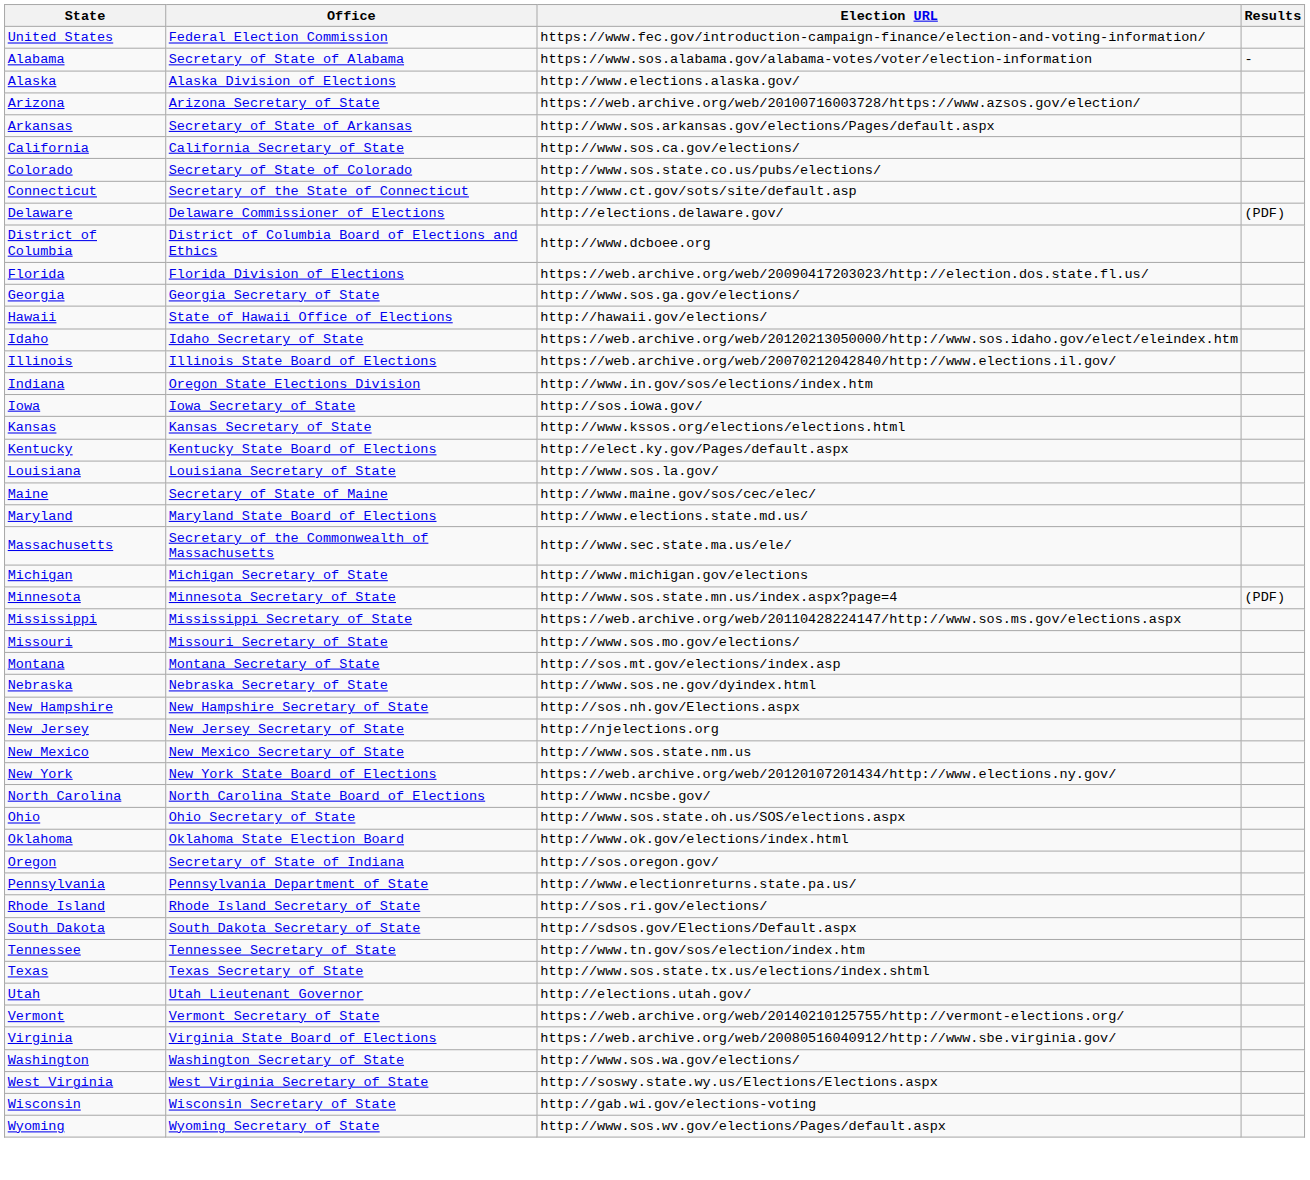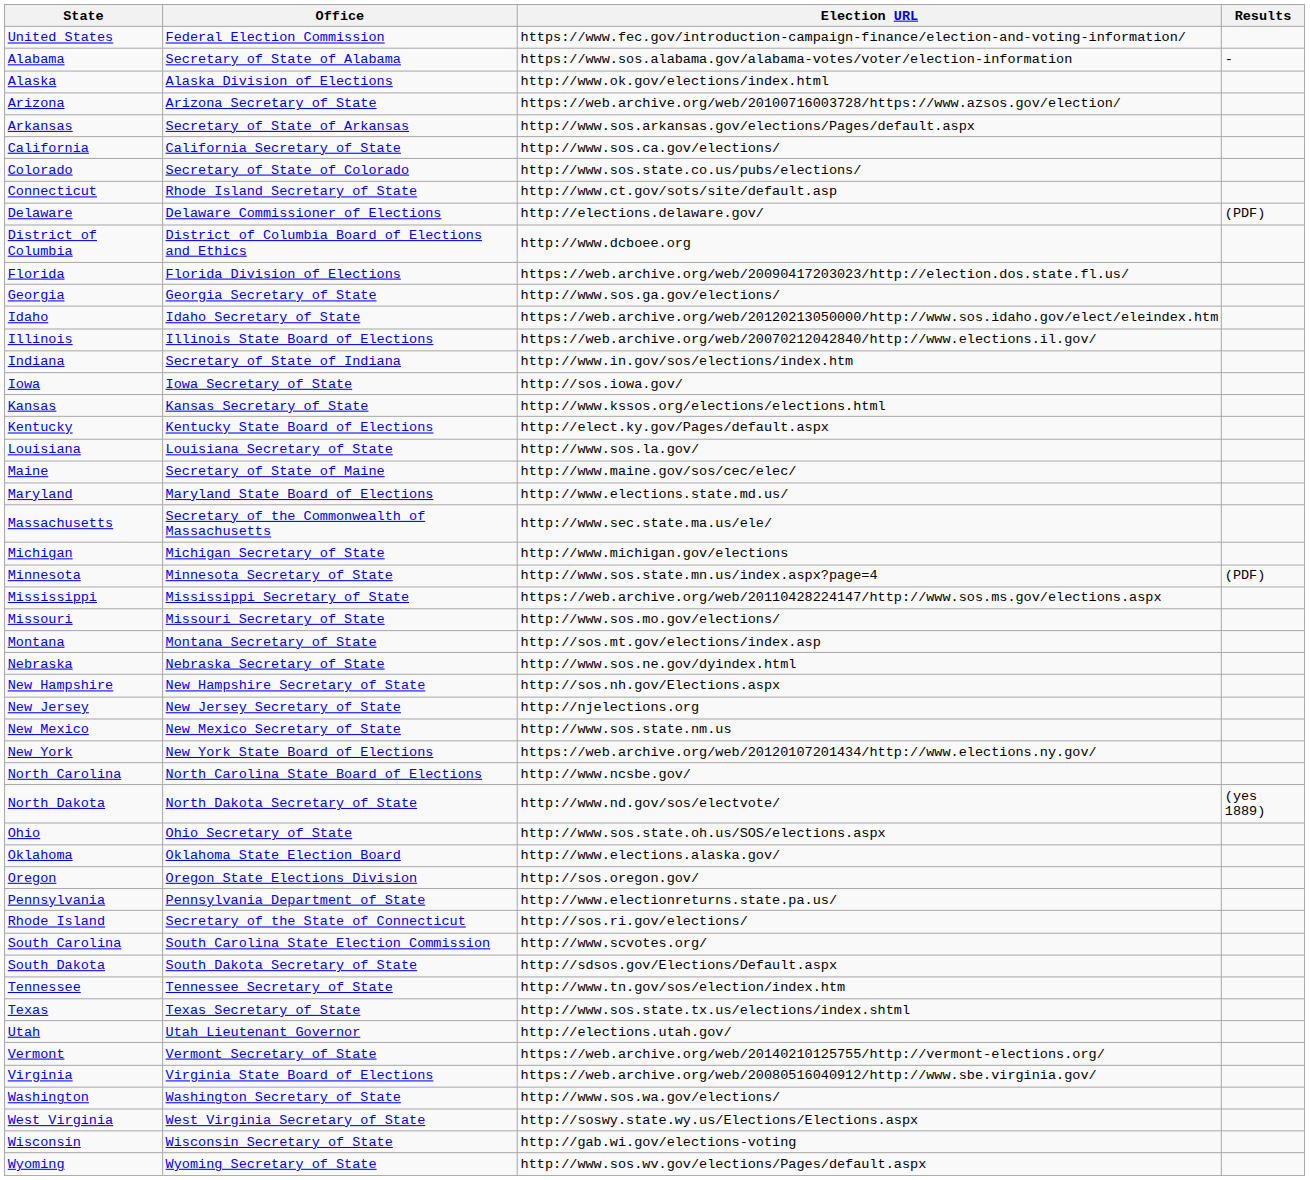(670, 82) http://www.elections.alaska.gov/ -> (675, 82) http://www.ok.gov/elections/index.html
(319, 192) Secretary of the State of Connecticut -> (291, 192) Rhode Island Secretary of State
- row: (32, 318)
(295, 384) Oregon State Elections Division -> (283, 362) Secretary of State of Indiana
+ row: (56, 804)
(694, 840) http://www.ok.gov/elections/index.html -> (650, 856) http://www.elections.alaska.gov/
(286, 862) Secretary of State of Indiana -> (291, 878) Oregon State Elections Division
(295, 906) Rhode Island Secretary of State -> (316, 922) Secretary of the State of Connecticut
+ row: (65, 944)
